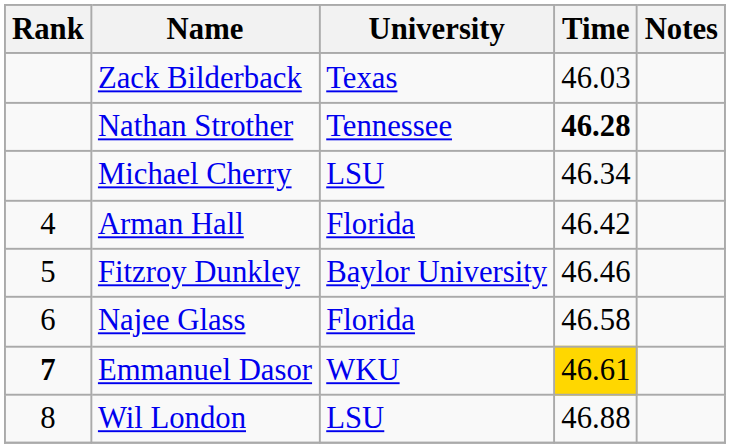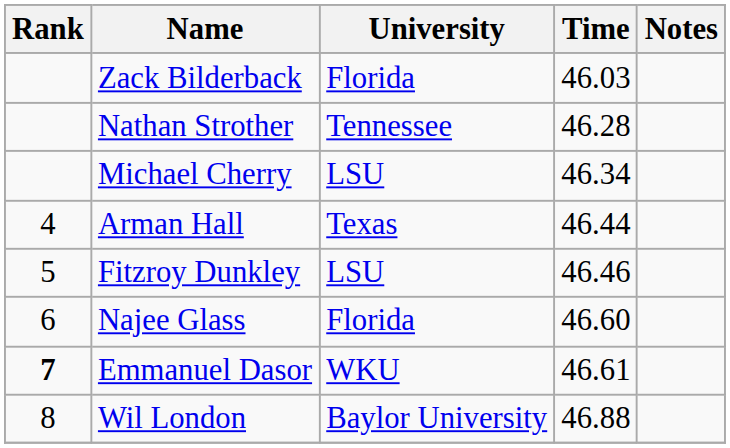(362, 77) Texas -> (371, 77) Florida
(596, 126) bold -> (596, 126) normal
(371, 223) Florida -> (362, 223) Texas
(596, 223) 46.42 -> (596, 223) 46.44
(437, 272) Baylor University -> (355, 272) LSU
(596, 321) 46.58 -> (596, 321) 46.60
(596, 369) gold background -> (596, 369) no background
(355, 418) LSU -> (437, 418) Baylor University
